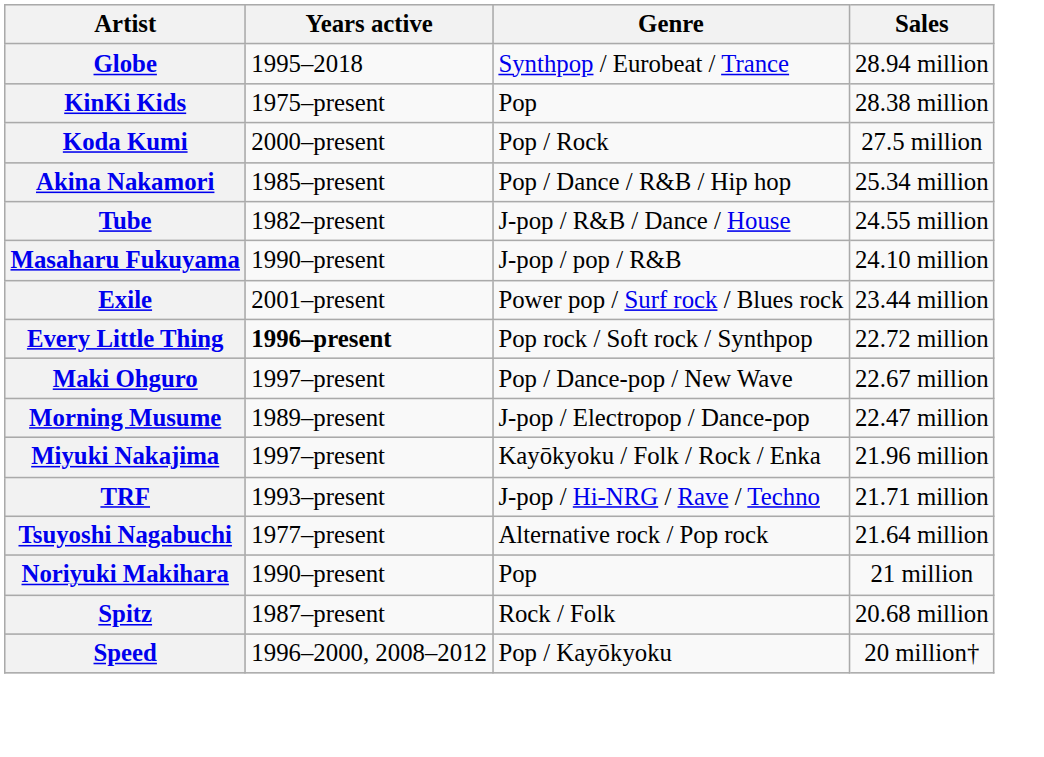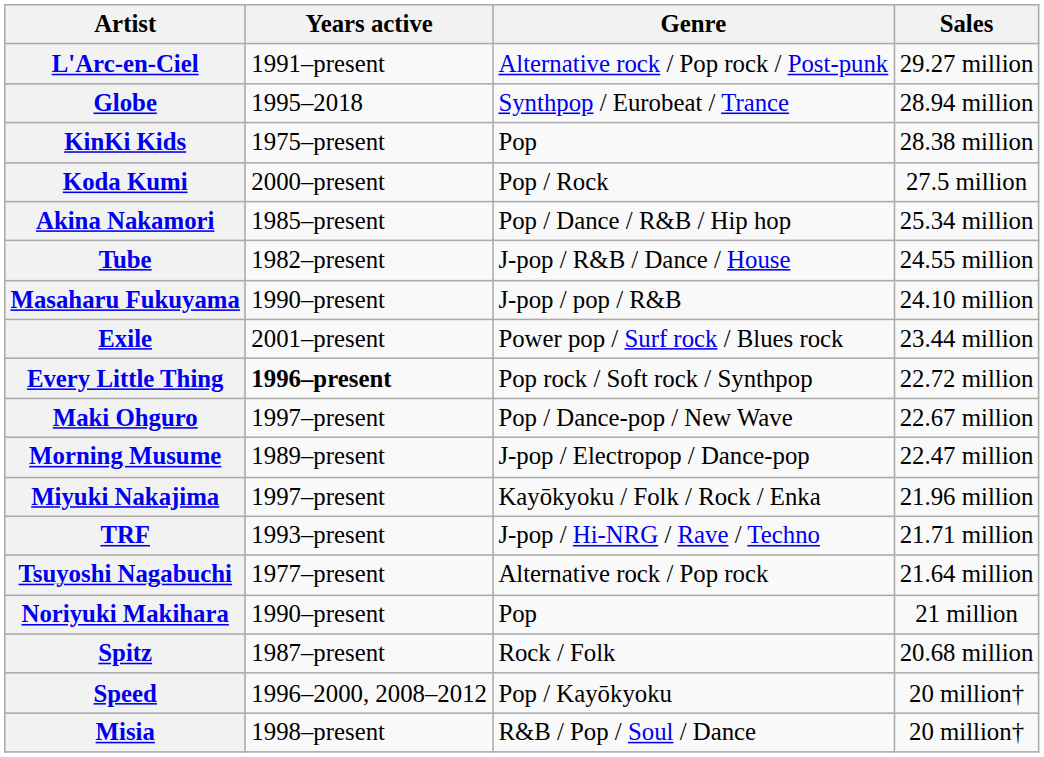+ row: (125, 63)
+ row: (125, 732)
